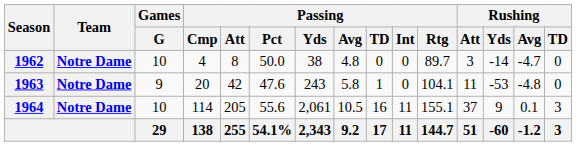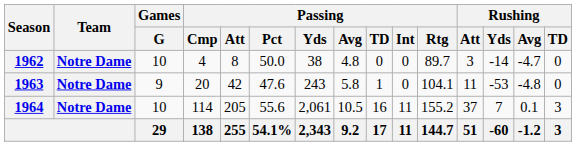(437, 107) 155.1 -> (437, 107) 155.2
(499, 107) 9 -> (499, 107) 7
